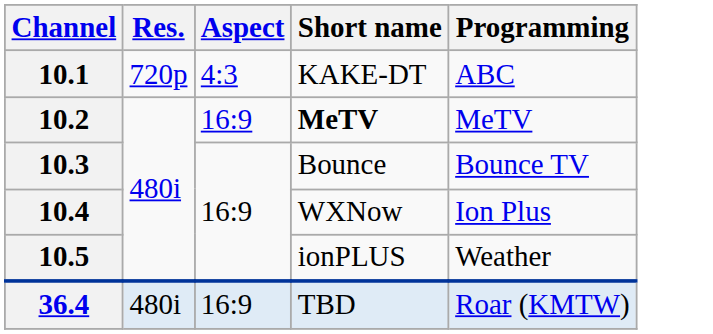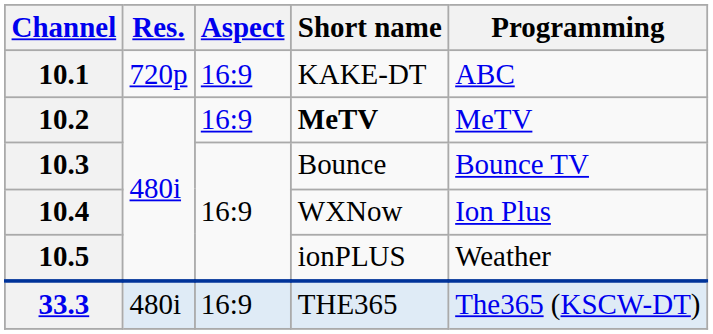(219, 73) 4:3 -> (227, 73) 16:9
+ row: (64, 304)
- row: (64, 304)
